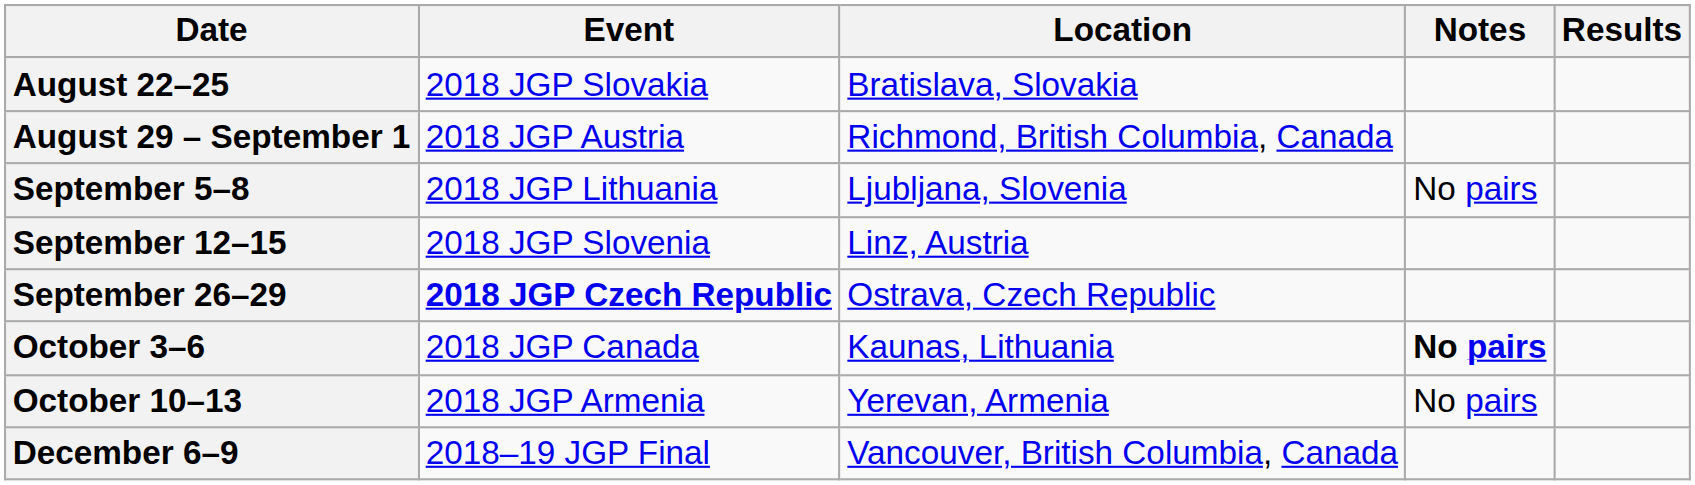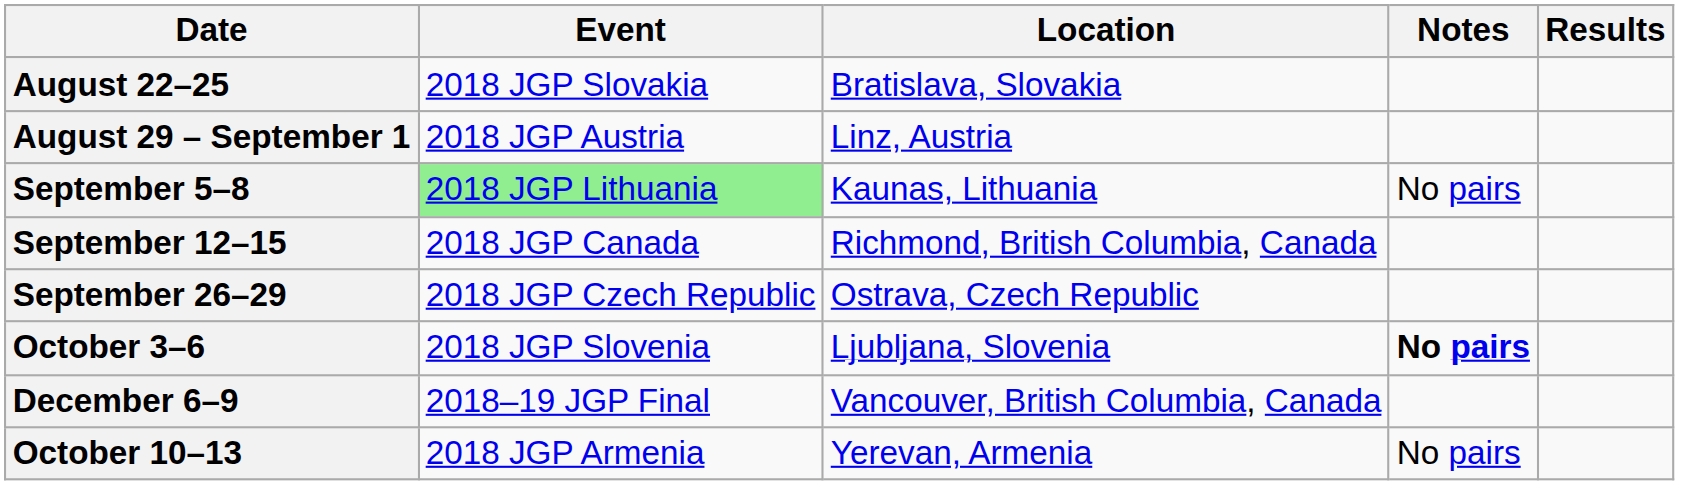(1120, 136) Richmond, British Columbia, Canada -> (921, 136) Linz, Austria
(572, 189) no background -> (572, 189) lightgreen background
(987, 189) Ljubljana, Slovenia -> (964, 189) Kaunas, Lithuania
(568, 242) 2018 JGP Slovenia -> (562, 242) 2018 JGP Canada
(938, 242) Linz, Austria -> (1104, 242) Richmond, British Columbia, Canada
(629, 294) bold -> (621, 294) normal
(562, 347) 2018 JGP Canada -> (568, 347) 2018 JGP Slovenia
(981, 347) Kaunas, Lithuania -> (970, 347) Ljubljana, Slovenia
rows swapped: (127, 400) <-> (126, 453)
